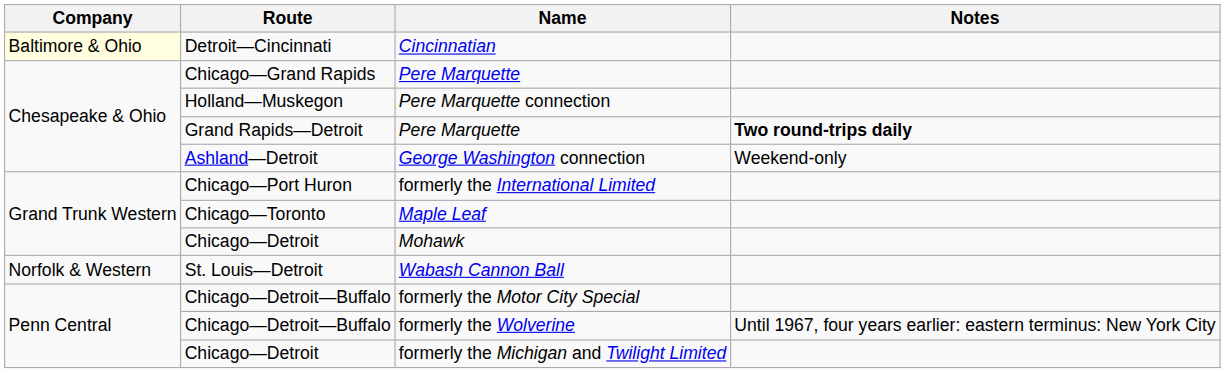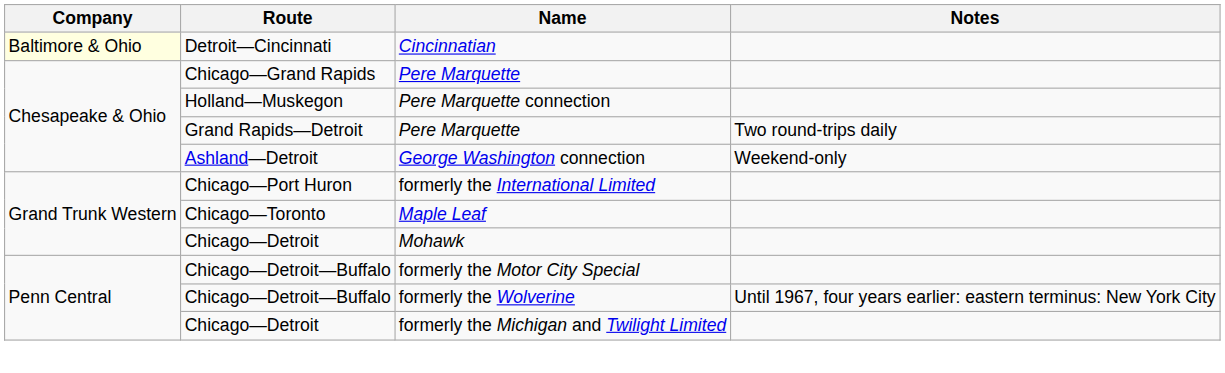(823, 130) bold -> (816, 130) normal
- row: (254, 269)
